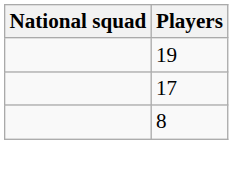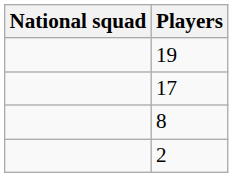+ row: (161, 155)
